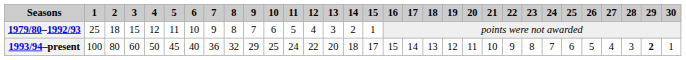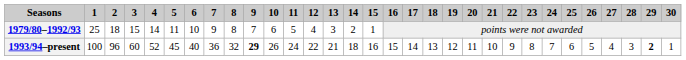(154, 29) 12 -> (154, 29) 14
(115, 46) 80 -> (115, 46) 96
(154, 46) 50 -> (154, 46) 52
(254, 46) normal -> (254, 46) bold
(274, 46) 25 -> (274, 46) 26
(333, 46) 20 -> (333, 46) 21
(373, 46) 17 -> (373, 46) 16
